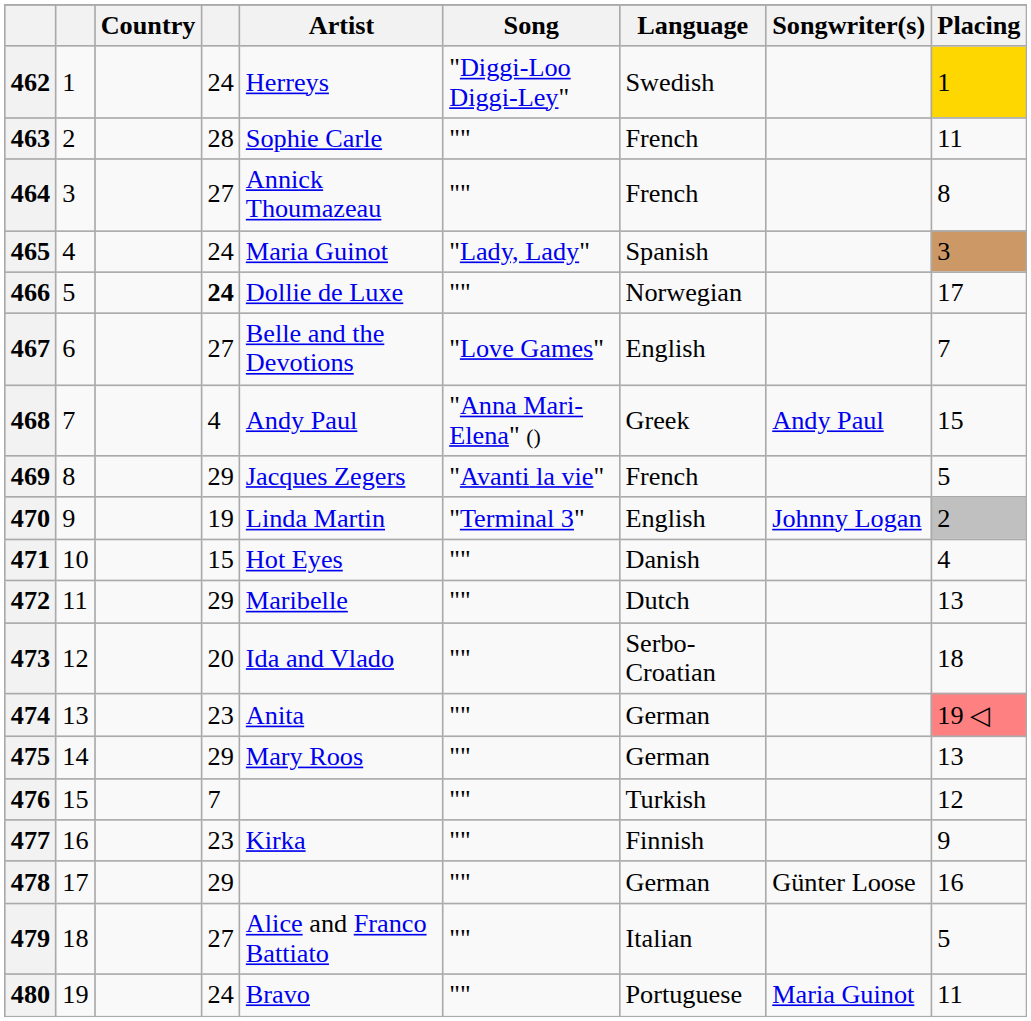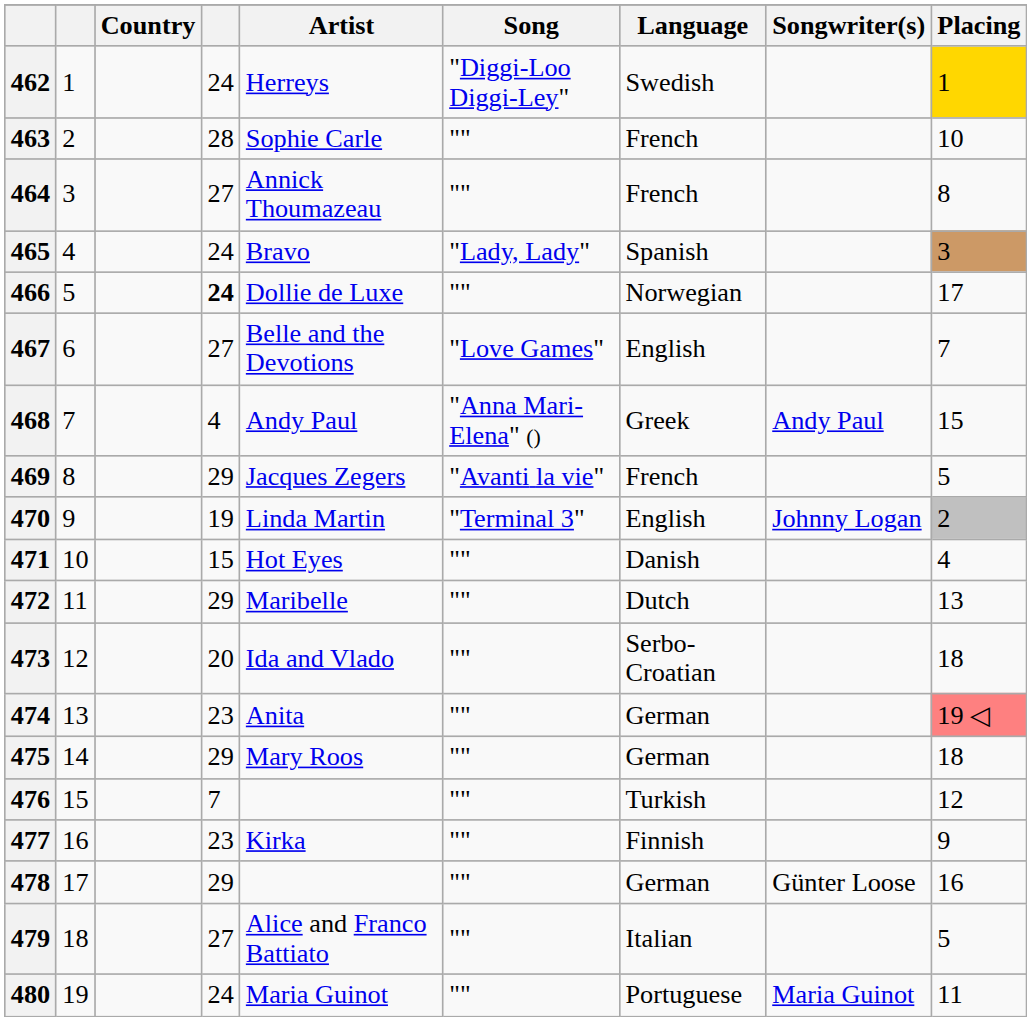(950, 138) 11 -> (950, 138) 10
(317, 250) Maria Guinot -> (278, 250) Bravo
(950, 757) 13 -> (950, 757) 18
(278, 994) Bravo -> (317, 994) Maria Guinot
